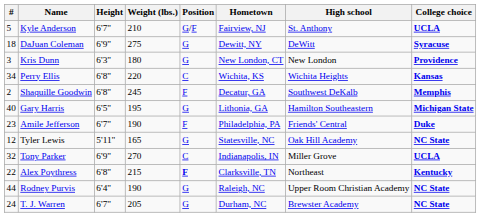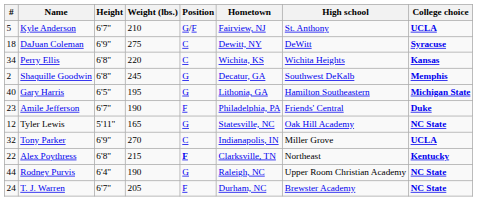(186, 44) G -> (185, 44) C
- row: (40, 60)
(185, 92) F -> (186, 76) G
(186, 204) G -> (185, 188) F
